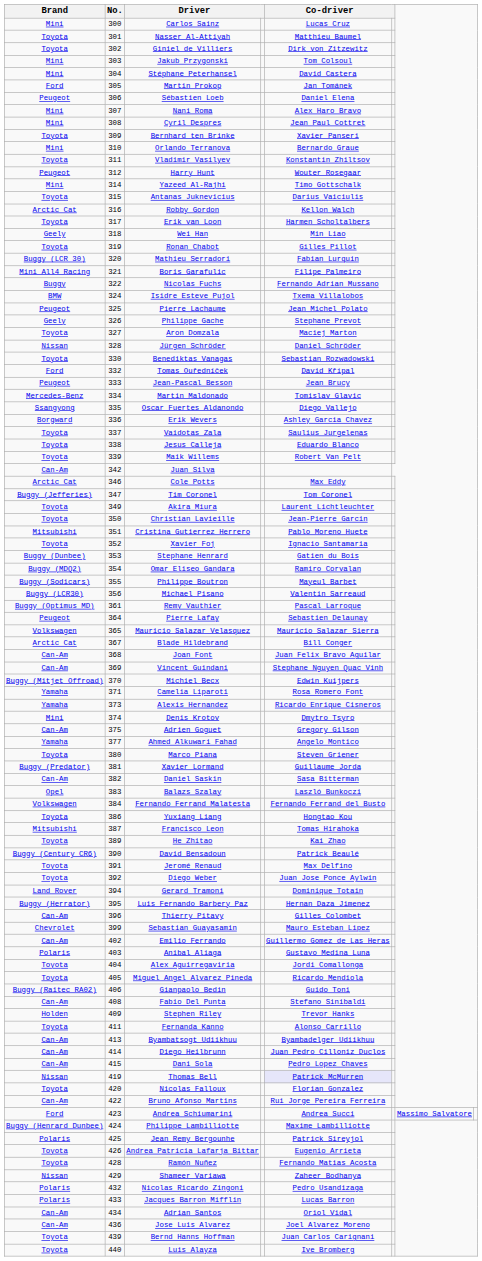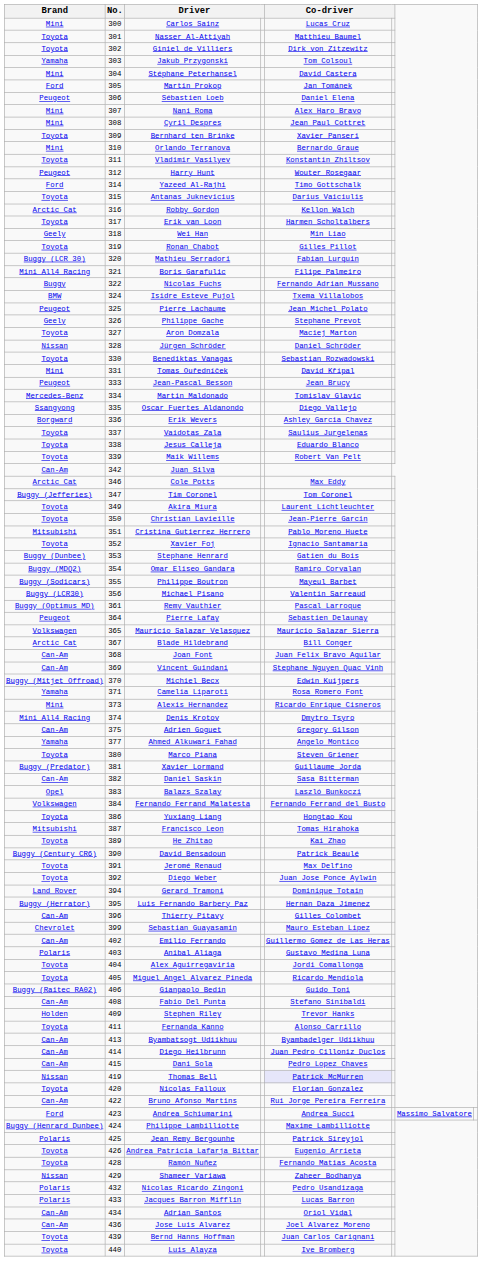(55, 61) Mini -> (55, 61) Yamaha
(55, 185) Mini -> (55, 185) Ford
(55, 371) Ford -> (55, 371) Mini
(115, 371) 332 -> (115, 371) 331
(55, 705) Yamaha -> (55, 705) Mini
(55, 717) Mini -> (55, 717) Mini All4 Racing
